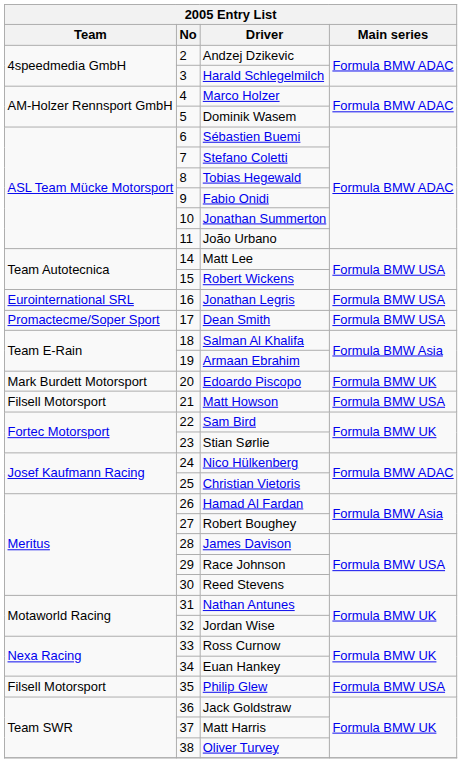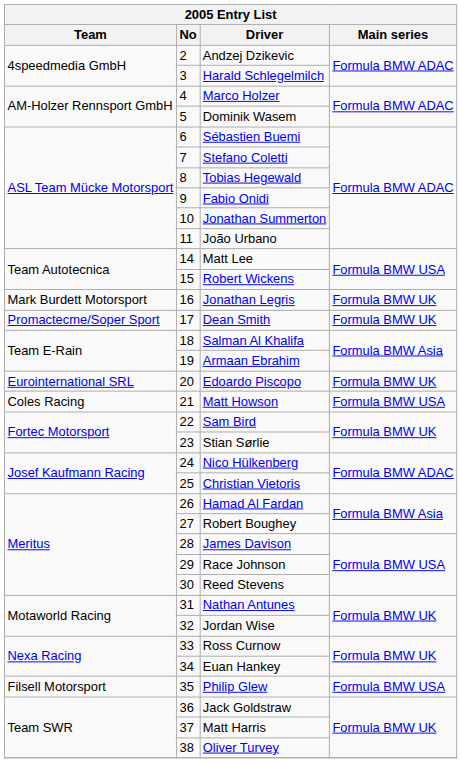(71, 299) Eurointernational SRL -> (77, 299) Mark Burdett Motorsport
(389, 299) Formula BMW USA -> (384, 299) Formula BMW UK
(389, 320) Formula BMW USA -> (384, 320) Formula BMW UK
(77, 381) Mark Burdett Motorsport -> (71, 381) Eurointernational SRL
(57, 401) Filsell Motorsport -> (46, 401) Coles Racing
